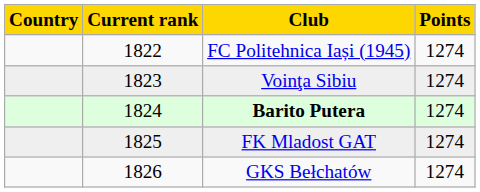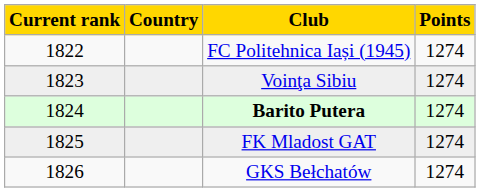columns swapped: (143, 19) <-> (44, 19)
